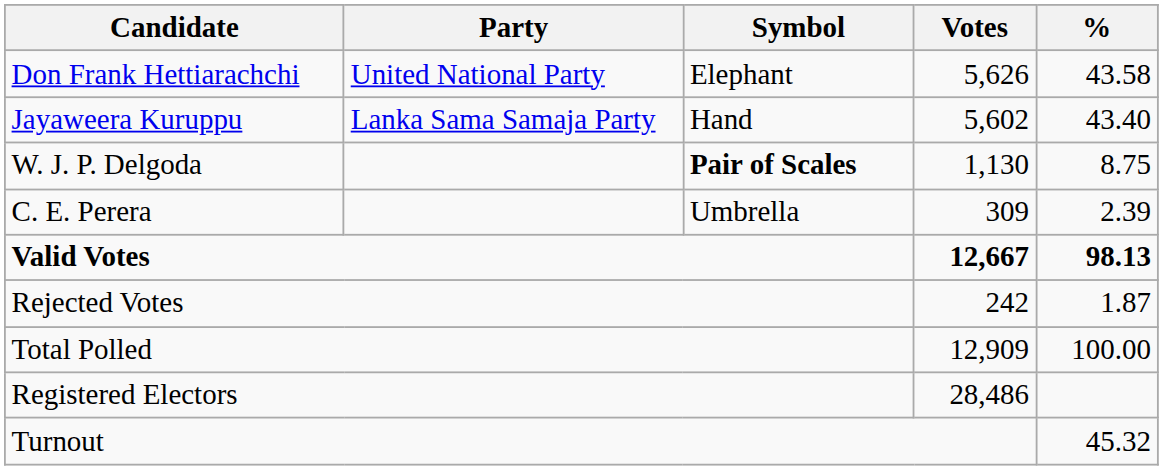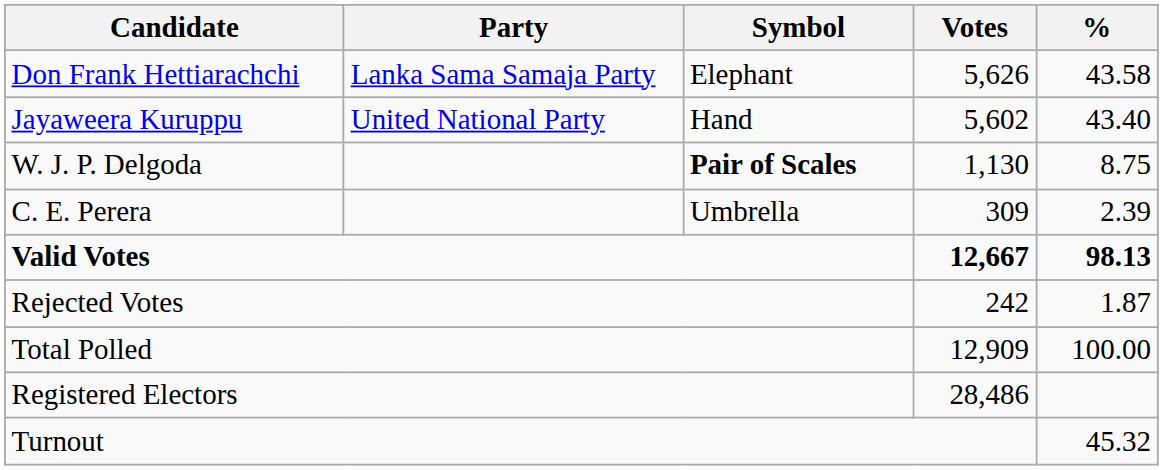(478, 73) United National Party -> (503, 73) Lanka Sama Samaja Party
(503, 119) Lanka Sama Samaja Party -> (478, 119) United National Party
